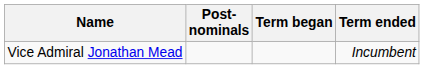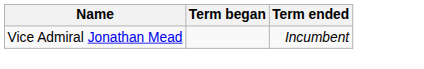- column: (219, 23)
